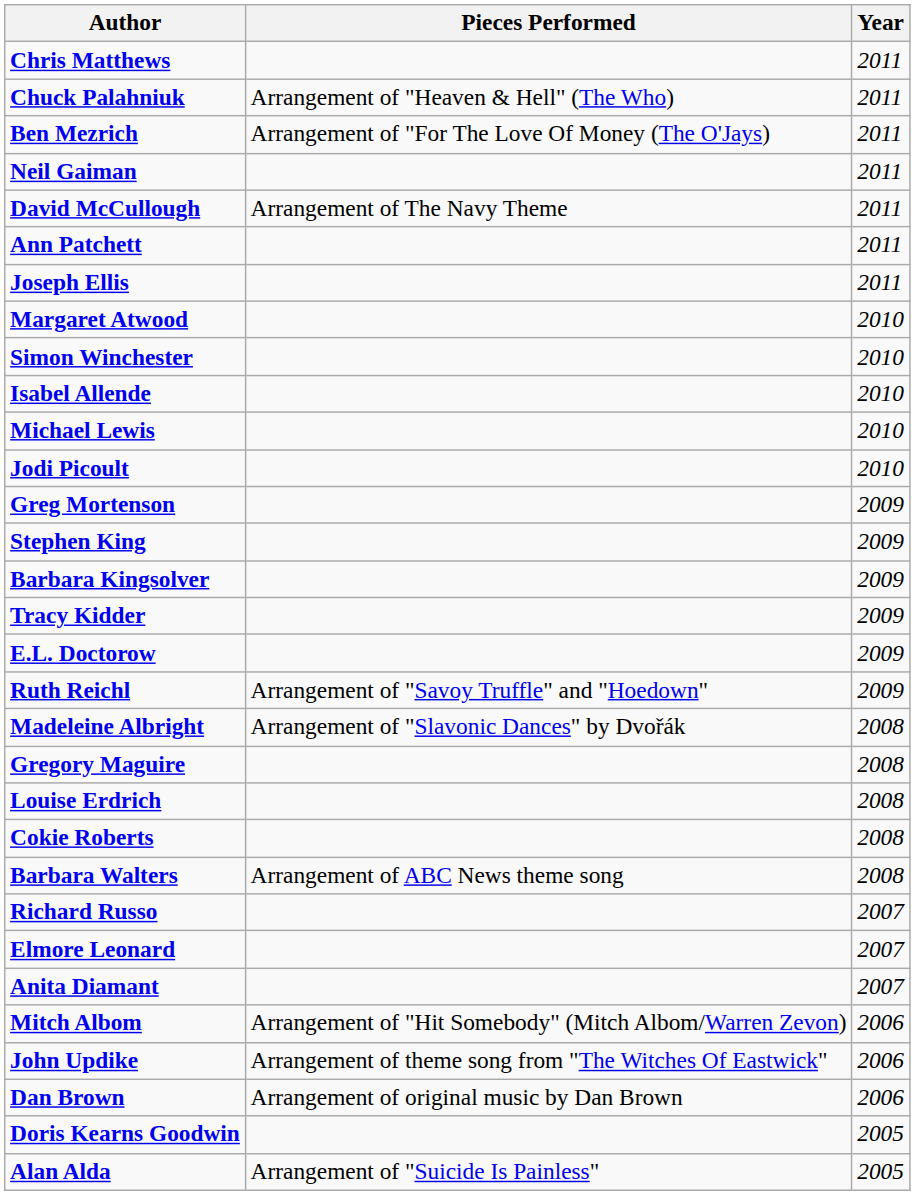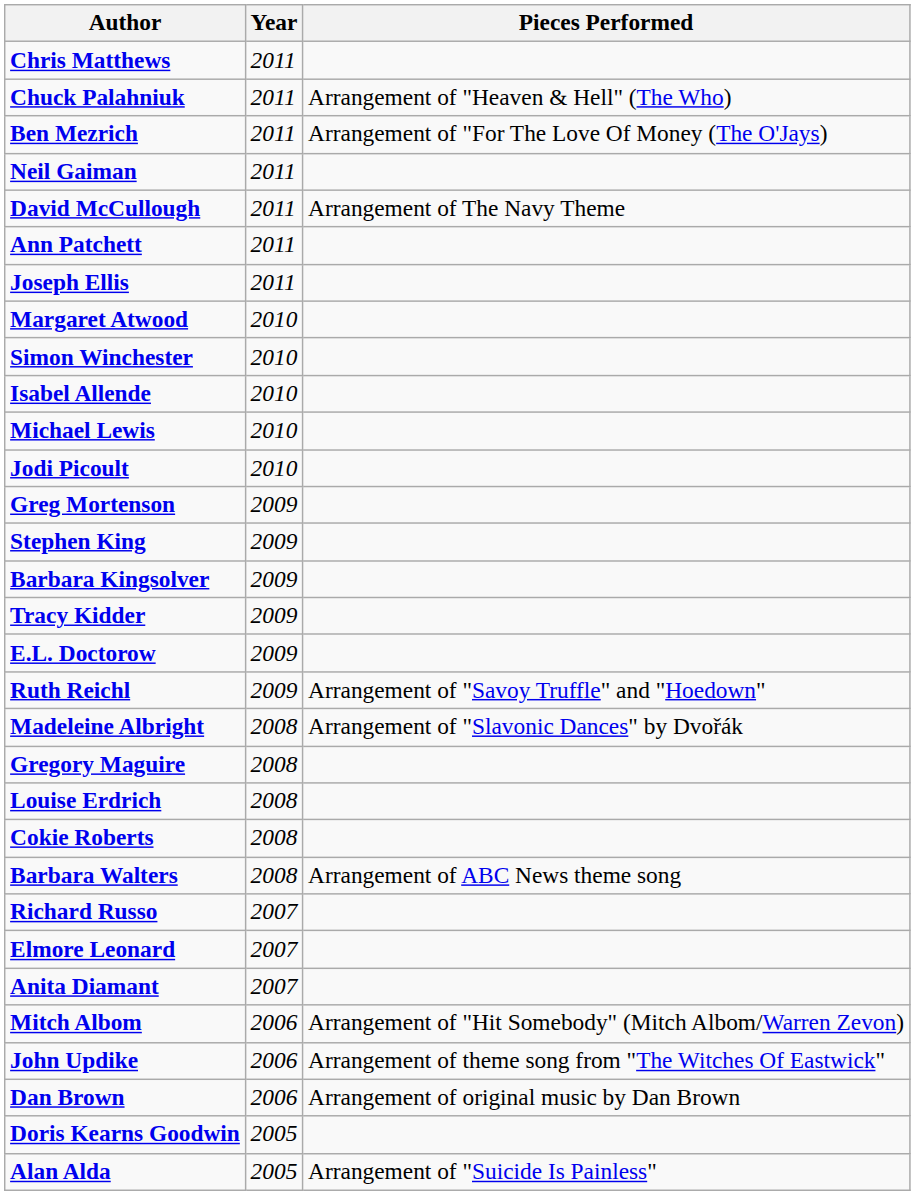columns swapped: (881, 23) <-> (549, 23)
